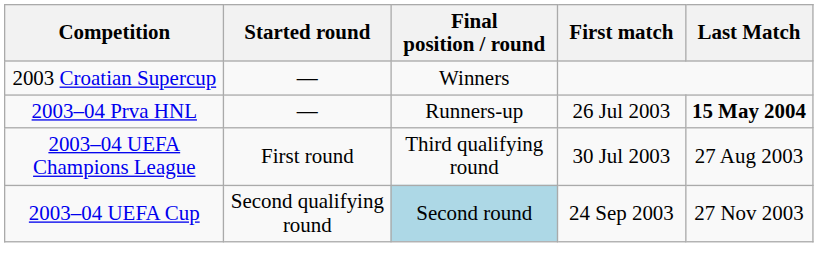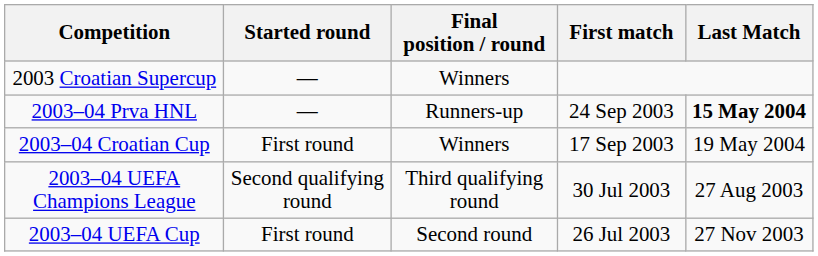(621, 111) 26 Jul 2003 -> (621, 111) 24 Sep 2003
+ row: (114, 144)
(307, 156) First round -> (307, 189) Second qualifying round
(307, 213) Second qualifying round -> (307, 234) First round
(474, 213) lightblue background -> (474, 234) no background
(621, 213) 24 Sep 2003 -> (621, 234) 26 Jul 2003
